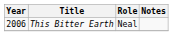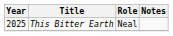(16, 24) 2006 -> (16, 24) 2025
